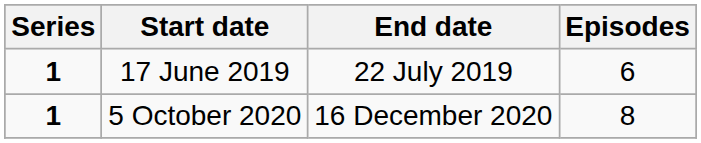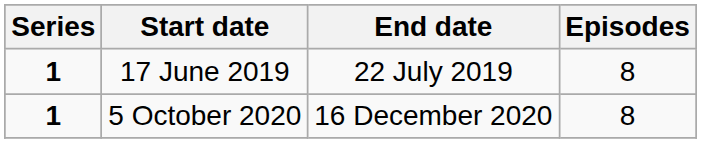(628, 71) 6 -> (628, 71) 8
